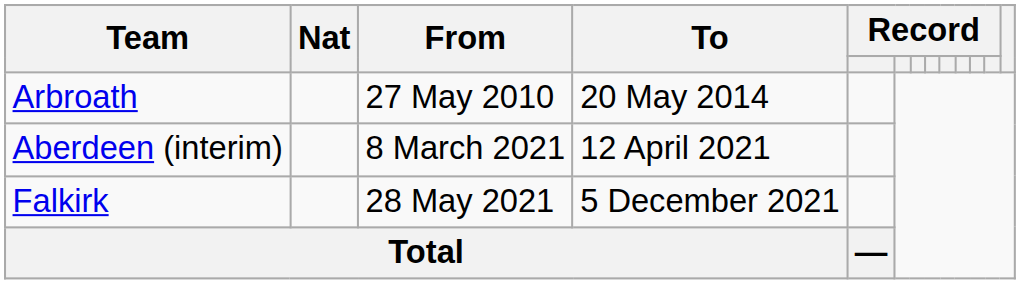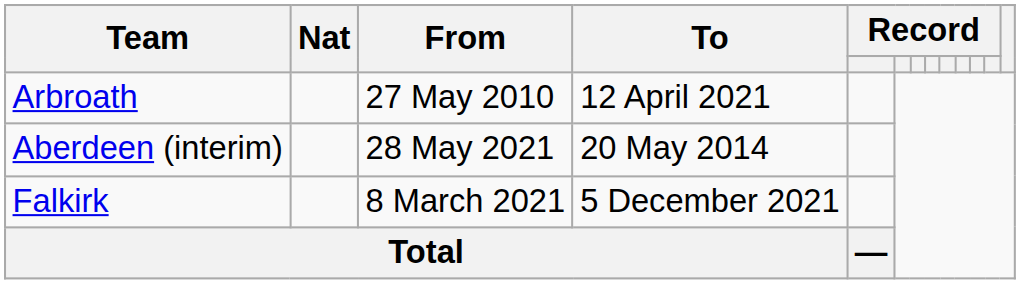(675, 97) 20 May 2014 -> (675, 97) 12 April 2021
(465, 148) 8 March 2021 -> (460, 148) 28 May 2021
(675, 148) 12 April 2021 -> (675, 148) 20 May 2014
(460, 200) 28 May 2021 -> (465, 200) 8 March 2021
